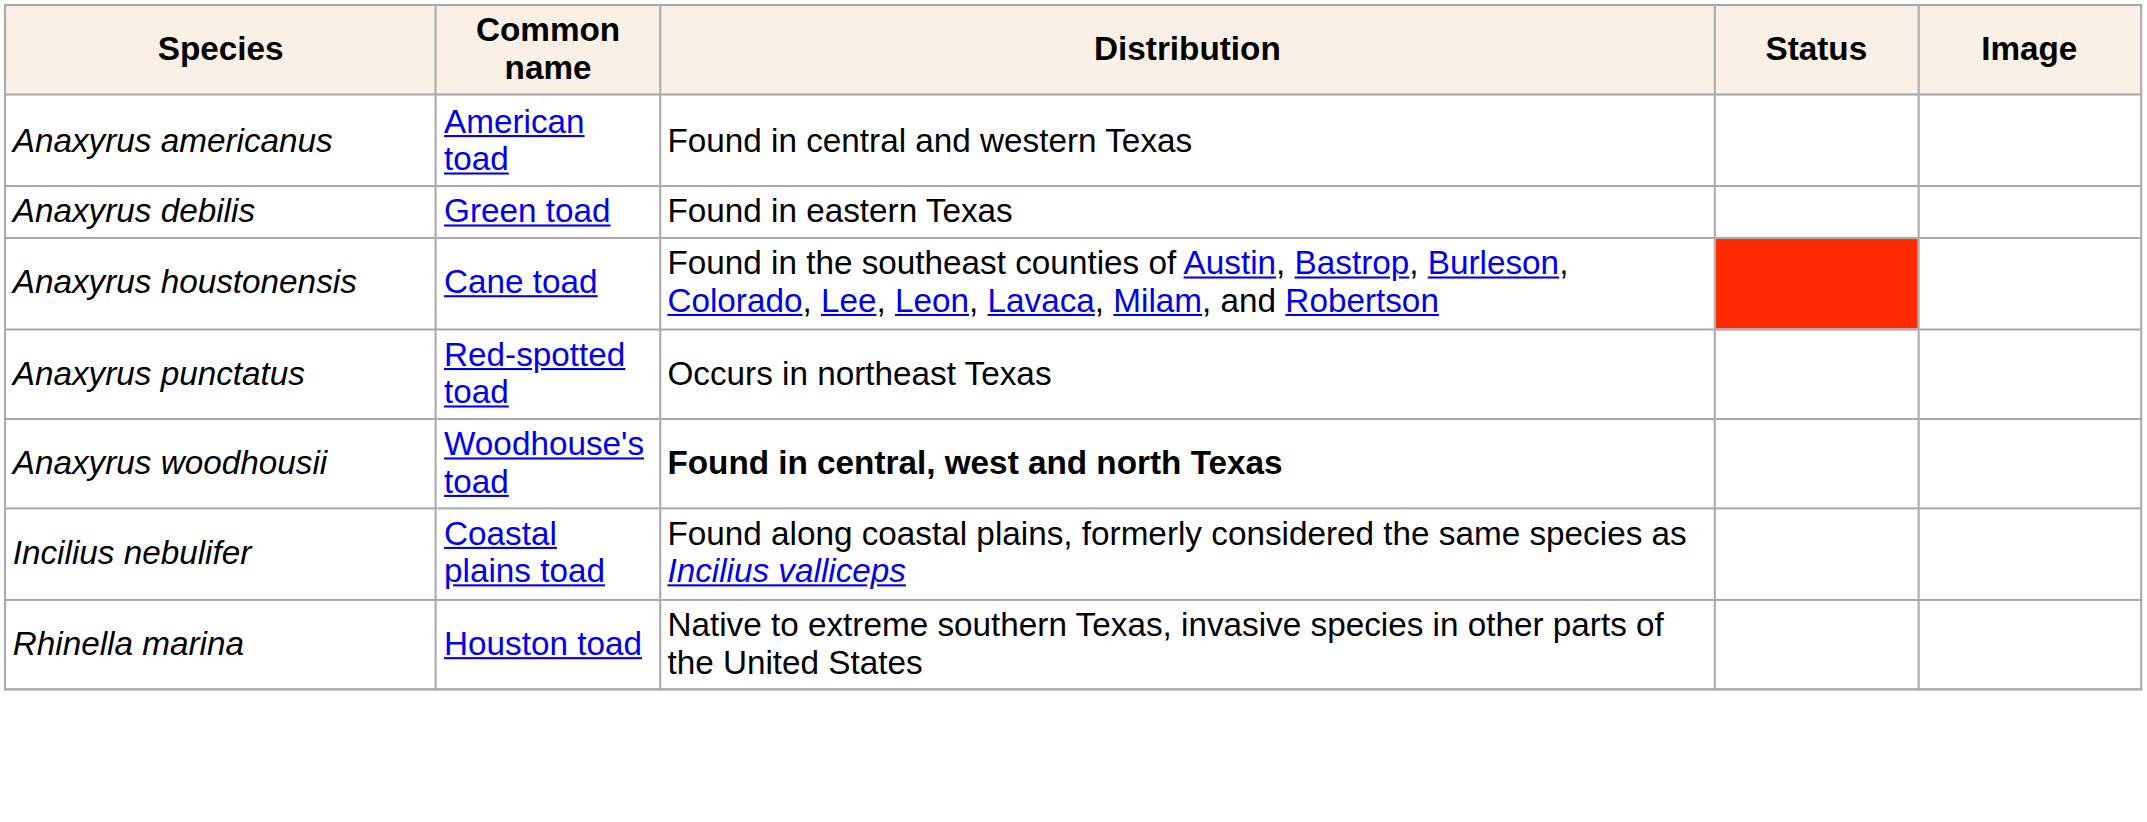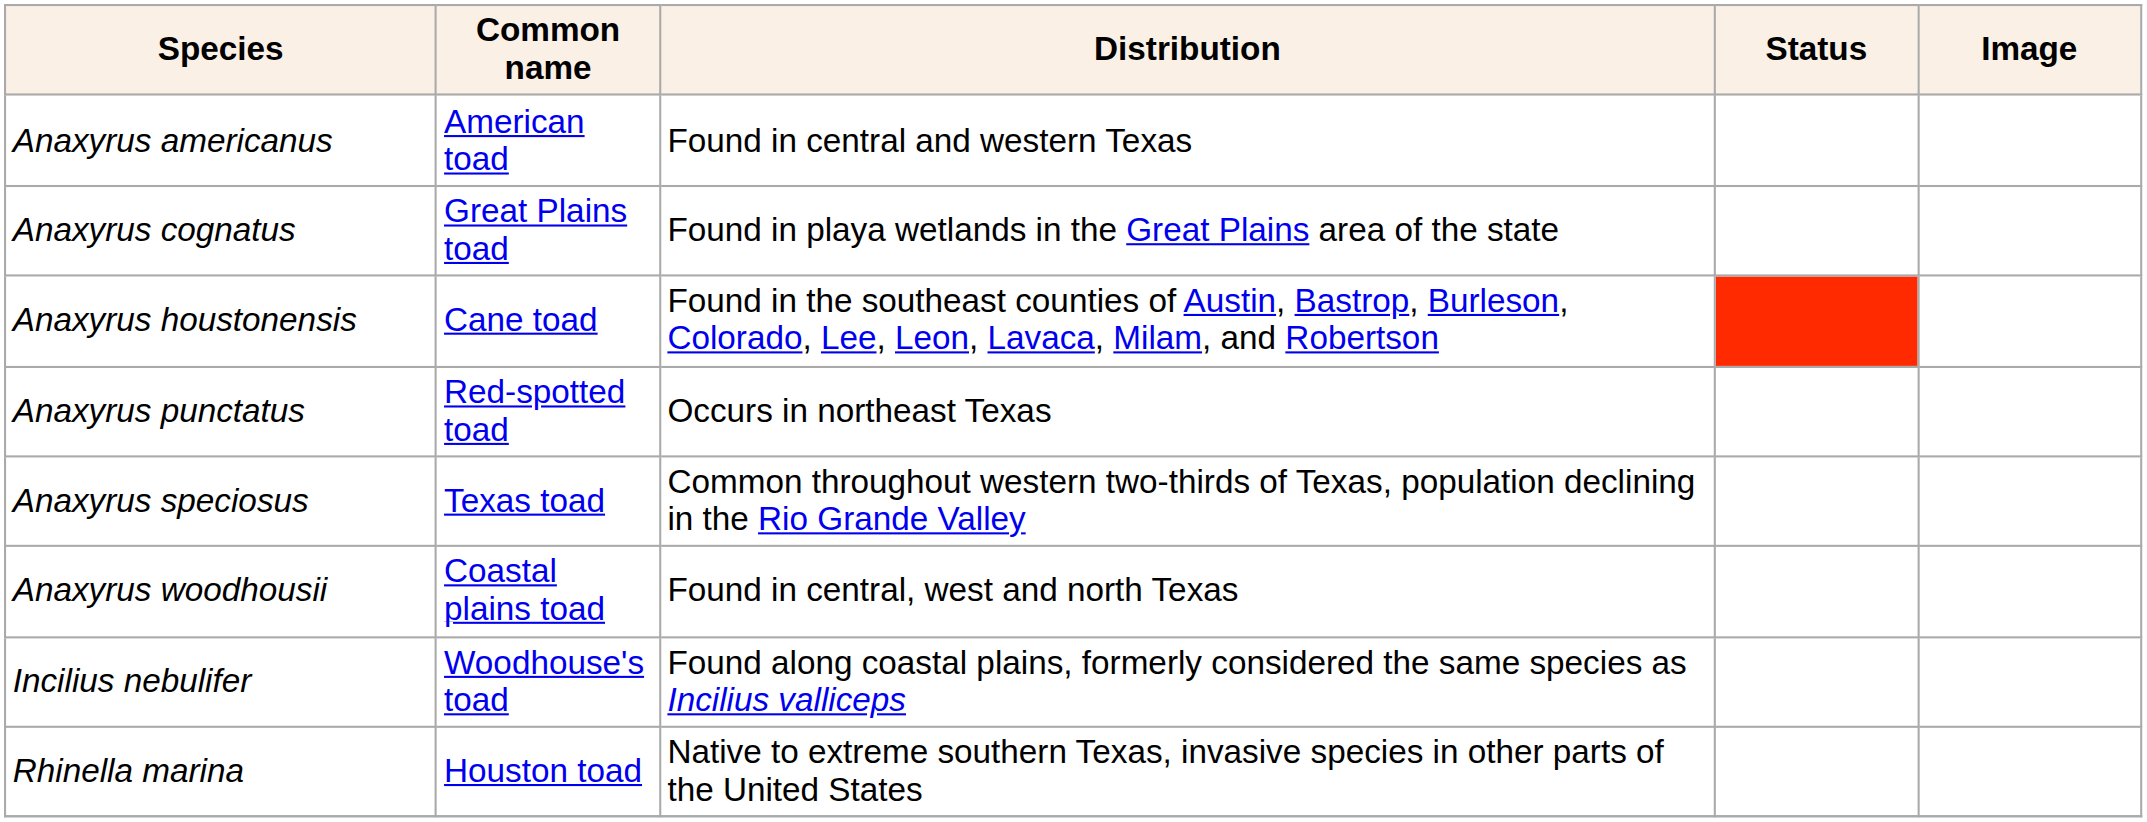+ row: (154, 230)
- row: (134, 211)
+ row: (161, 500)
(544, 463) Woodhouse's toad -> (525, 590) Coastal plains toad
(975, 463) bold -> (953, 590) normal
(525, 553) Coastal plains toad -> (544, 681) Woodhouse's toad
